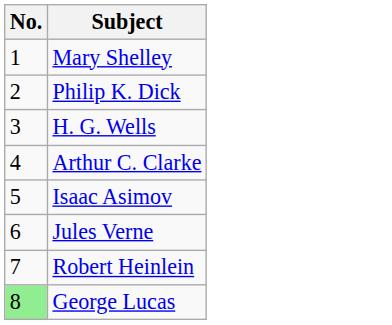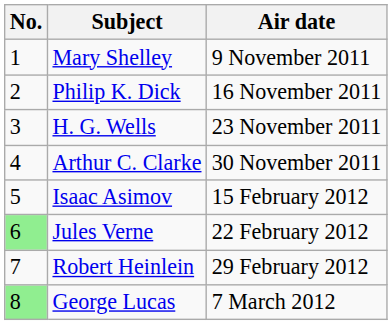+ column: (296, 22)
(15, 232) no background -> (15, 232) lightgreen background
